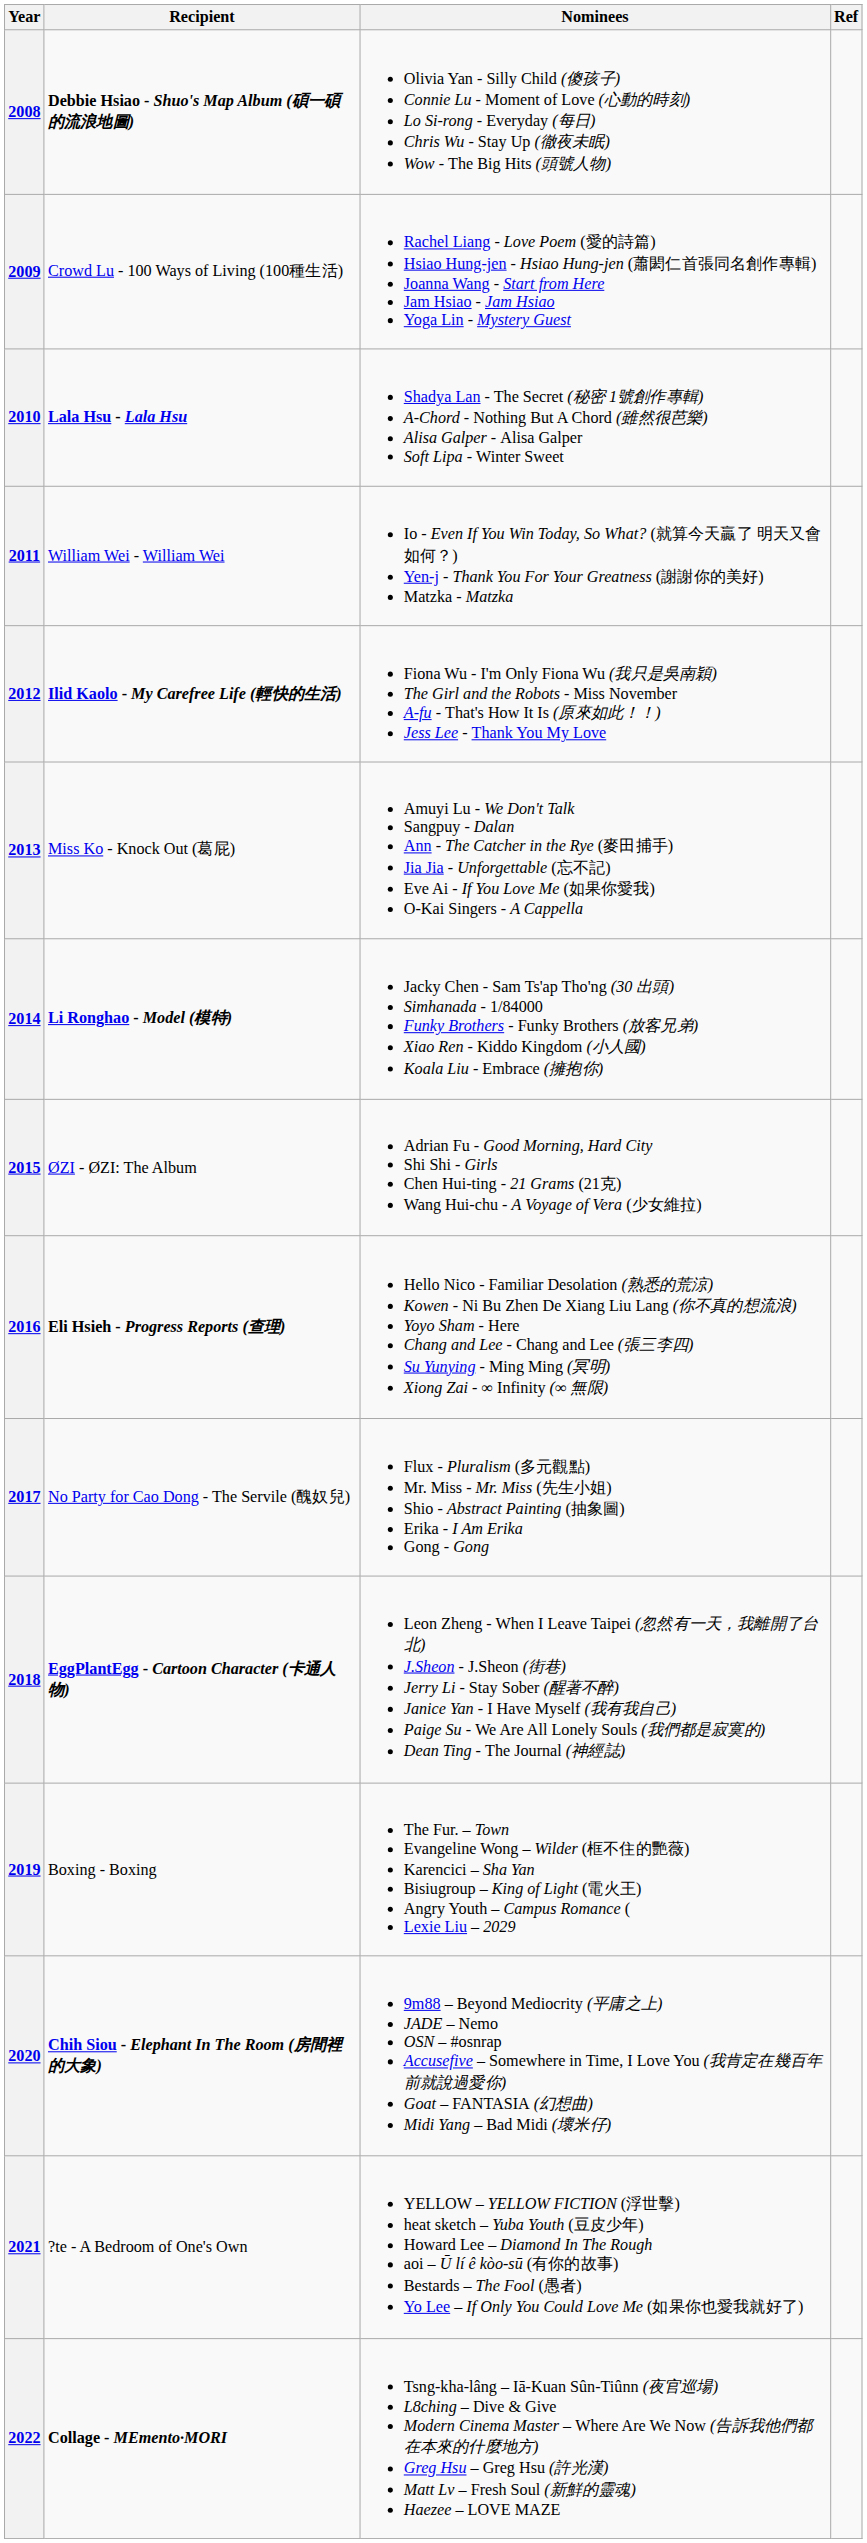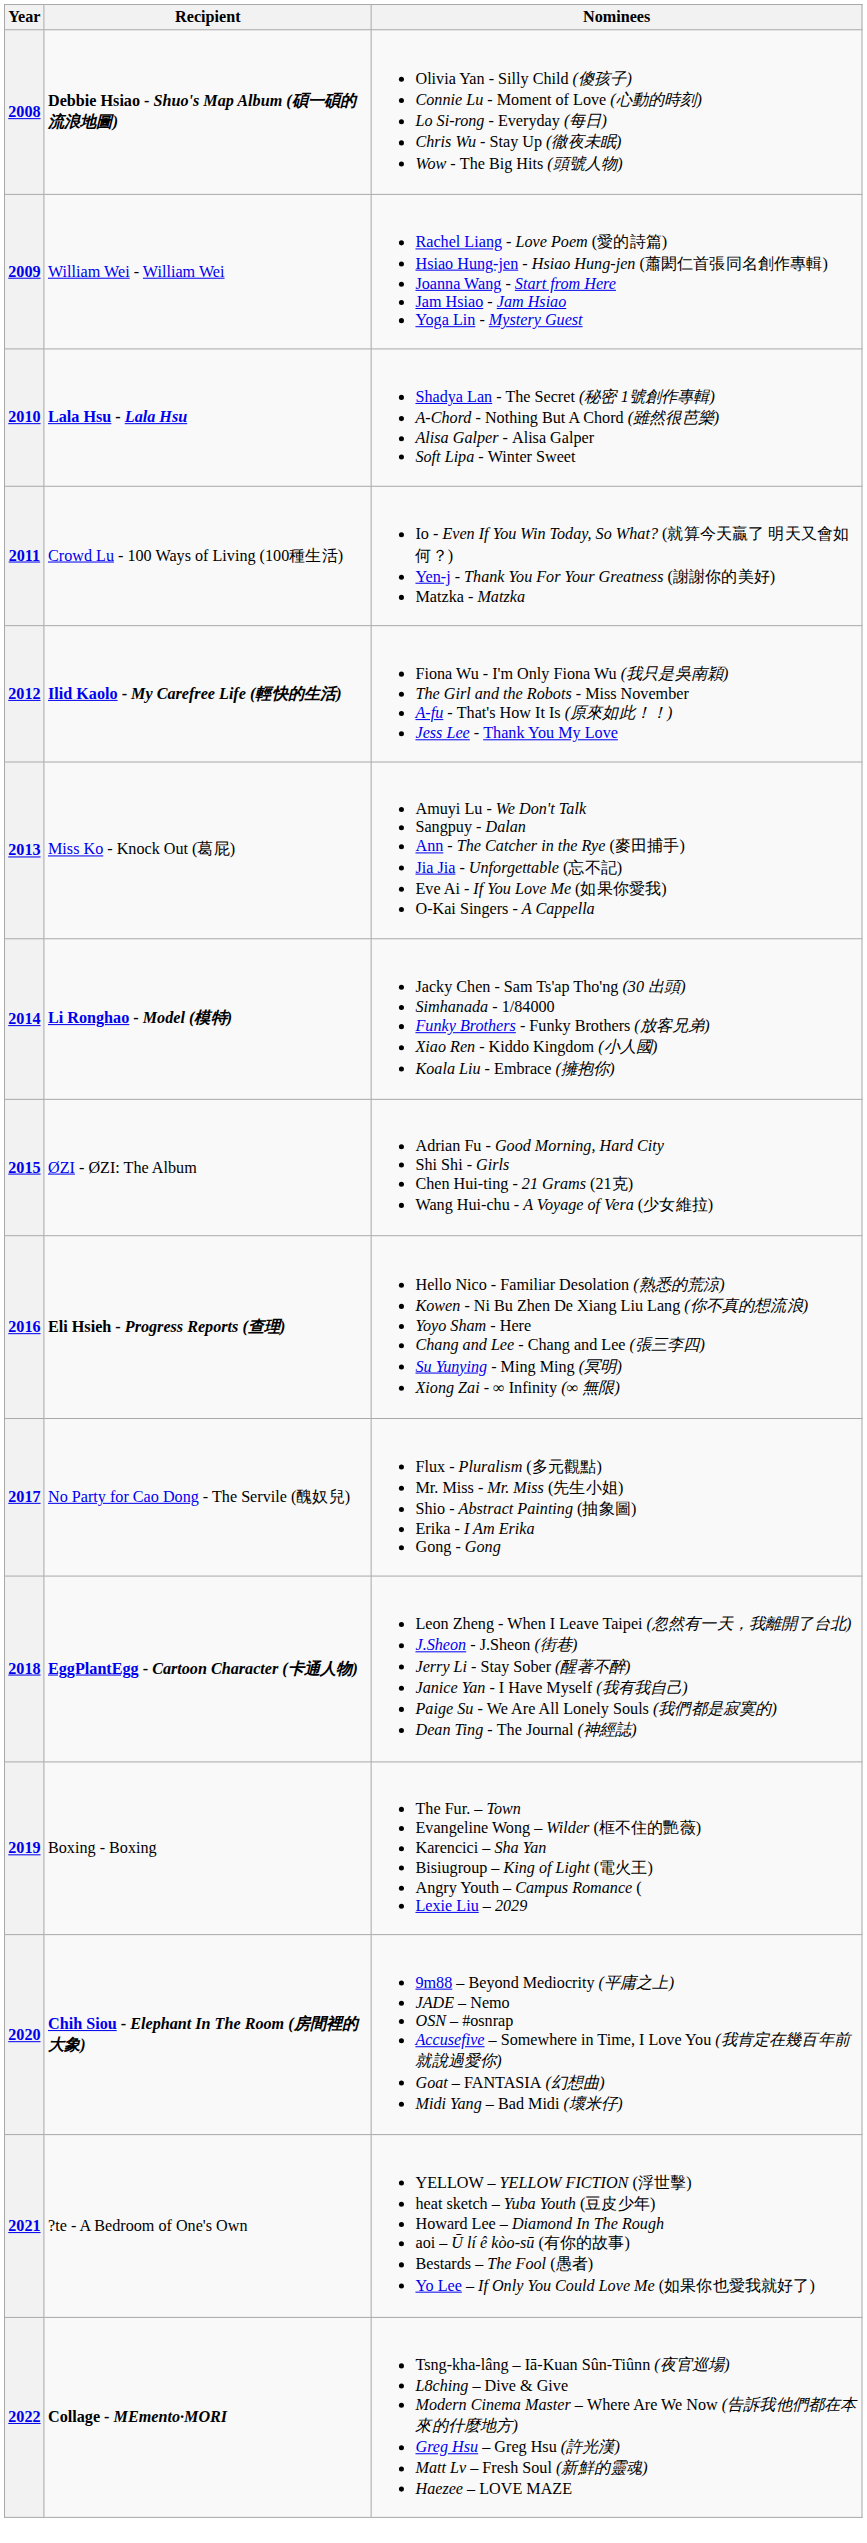- column: (846, 17)
(196, 271) Crowd Lu - 100 Ways of Living (100種生活) -> (136, 271) William Wei - William Wei
(136, 555) William Wei - William Wei -> (196, 555) Crowd Lu - 100 Ways of Living (100種生活)
